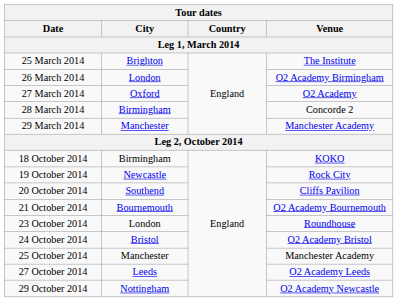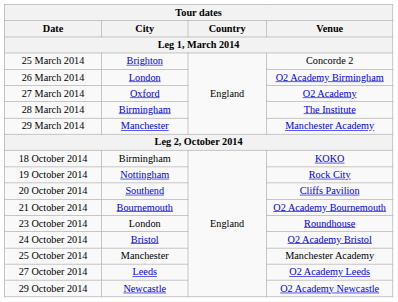(330, 61) The Institute -> (330, 61) Concorde 2
(330, 110) Concorde 2 -> (330, 110) The Institute
(145, 175) Newcastle -> (145, 175) Nottingham
(145, 288) Nottingham -> (145, 288) Newcastle
